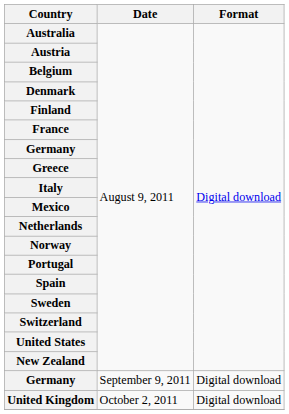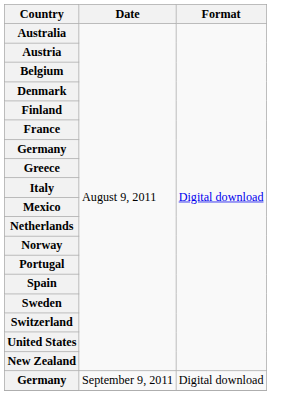- row: (51, 399)
